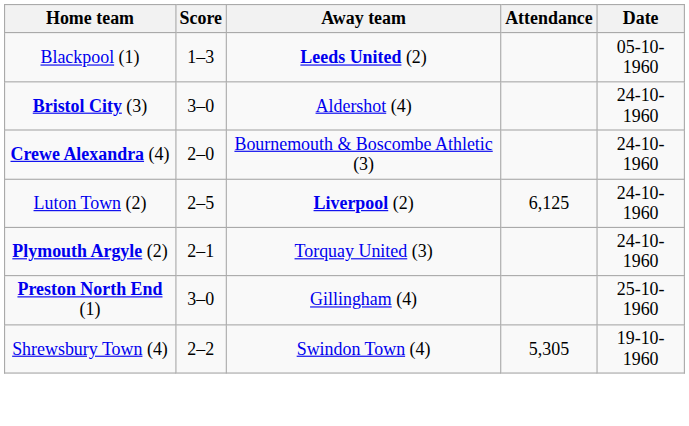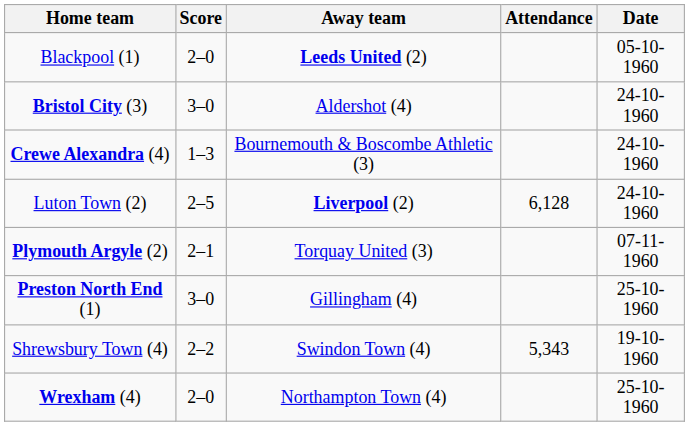(201, 57) 1–3 -> (201, 57) 2–0
(201, 154) 2–0 -> (201, 154) 1–3
(549, 202) 6,125 -> (549, 202) 6,128
(641, 251) 24-10-1960 -> (641, 251) 07-11-1960
(549, 348) 5,305 -> (549, 348) 5,343
+ row: (90, 397)
